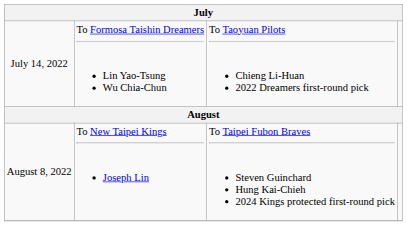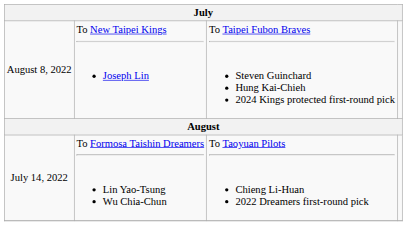rows swapped: (39, 63) <-> (39, 172)
